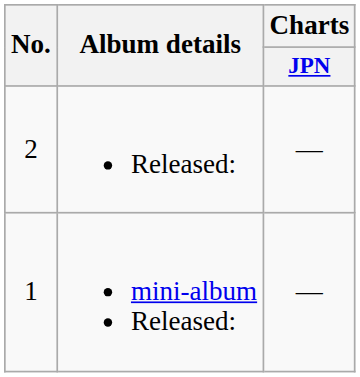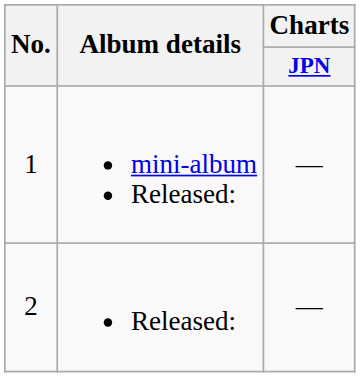rows swapped: (160, 307) <-> (160, 165)
